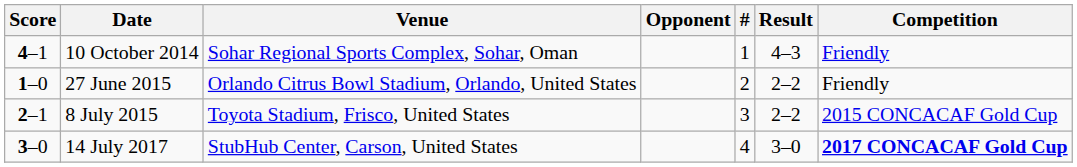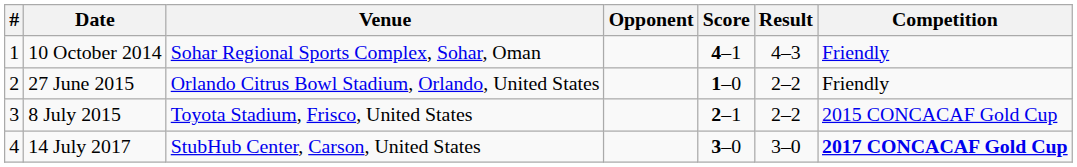columns swapped: (745, 20) <-> (33, 20)
